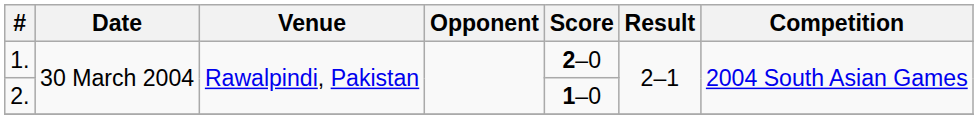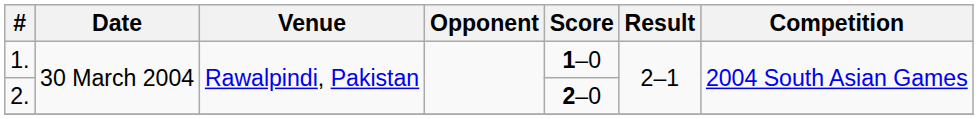(582, 60) 2–0 -> (582, 60) 1–0
(582, 96) 1–0 -> (582, 96) 2–0
